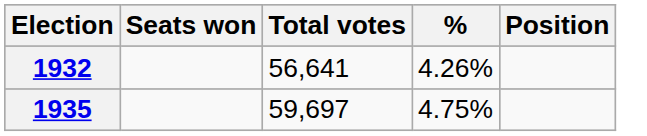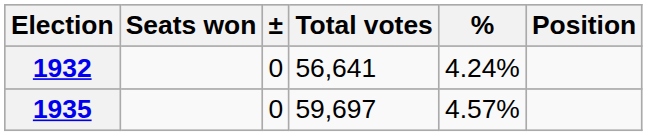+ column: (276, 25)
(456, 67) 4.26% -> (482, 67) 4.24%
(456, 109) 4.75% -> (482, 109) 4.57%
